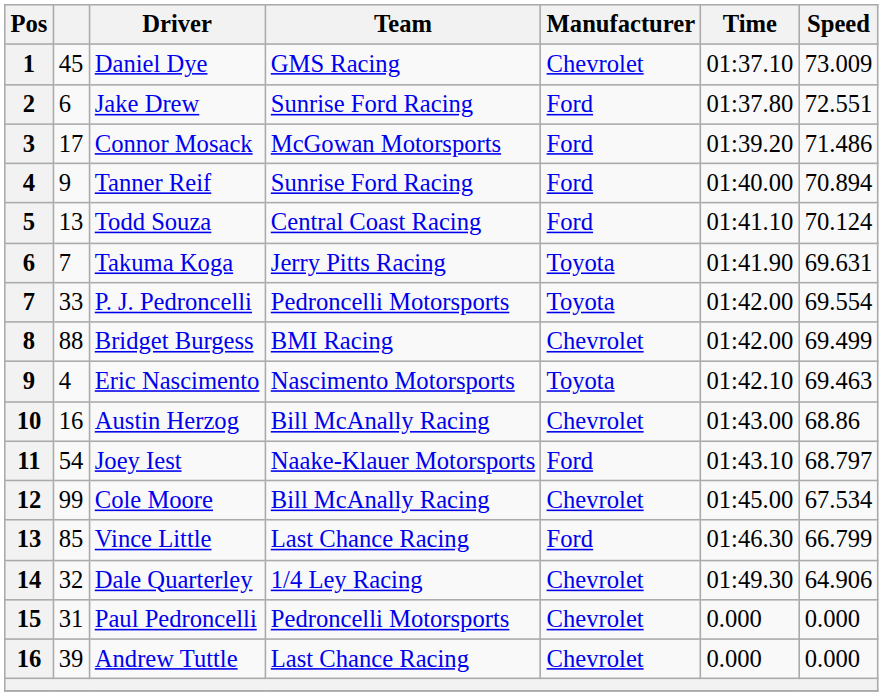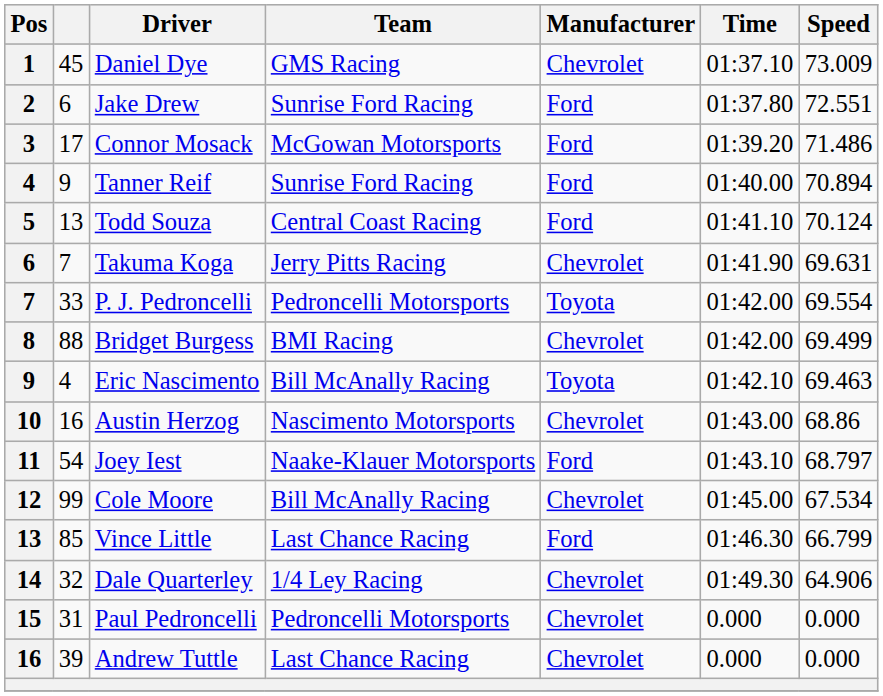(581, 261) Toyota -> (595, 261) Chevrolet
(393, 380) Nascimento Motorsports -> (380, 380) Bill McAnally Racing
(380, 420) Bill McAnally Racing -> (393, 420) Nascimento Motorsports
